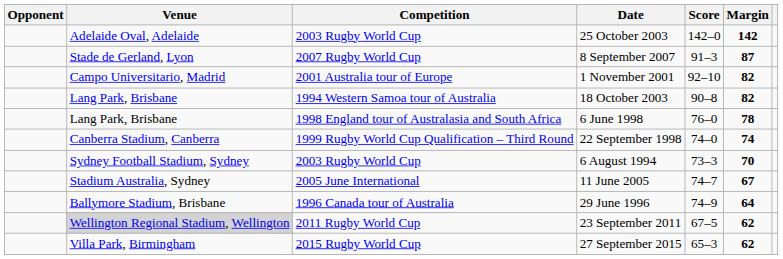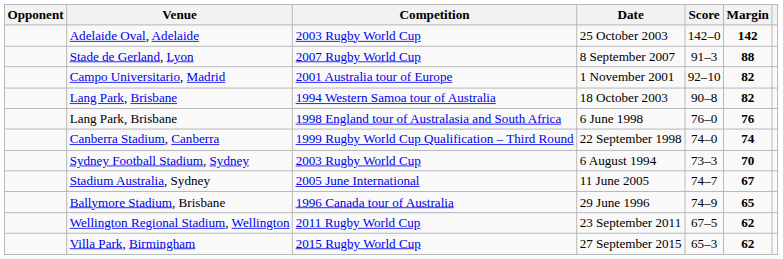(748, 56) 87 -> (748, 56) 88
(748, 118) 78 -> (748, 118) 76
(748, 202) 64 -> (748, 202) 65
(180, 222) lightgrey background -> (180, 222) no background
